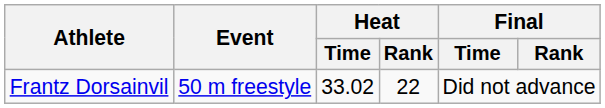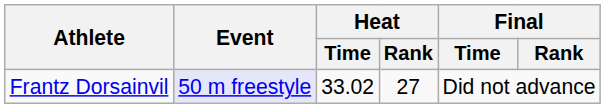(245, 87) no background -> (245, 87) lavender background
(408, 87) 22 -> (408, 87) 27
